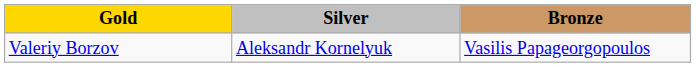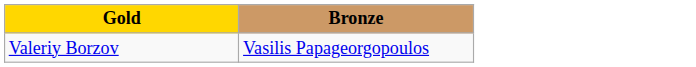- column: (346, 18)
